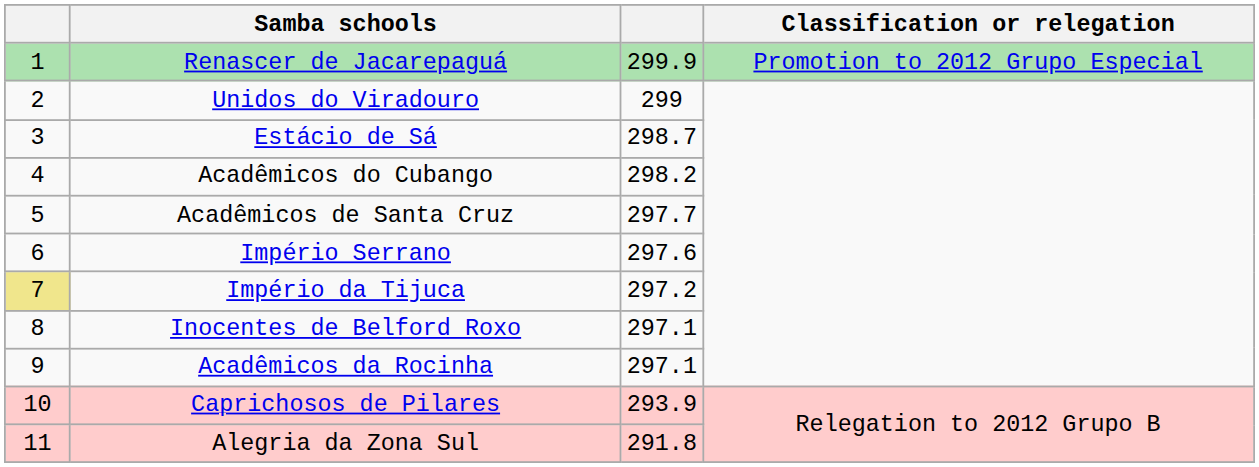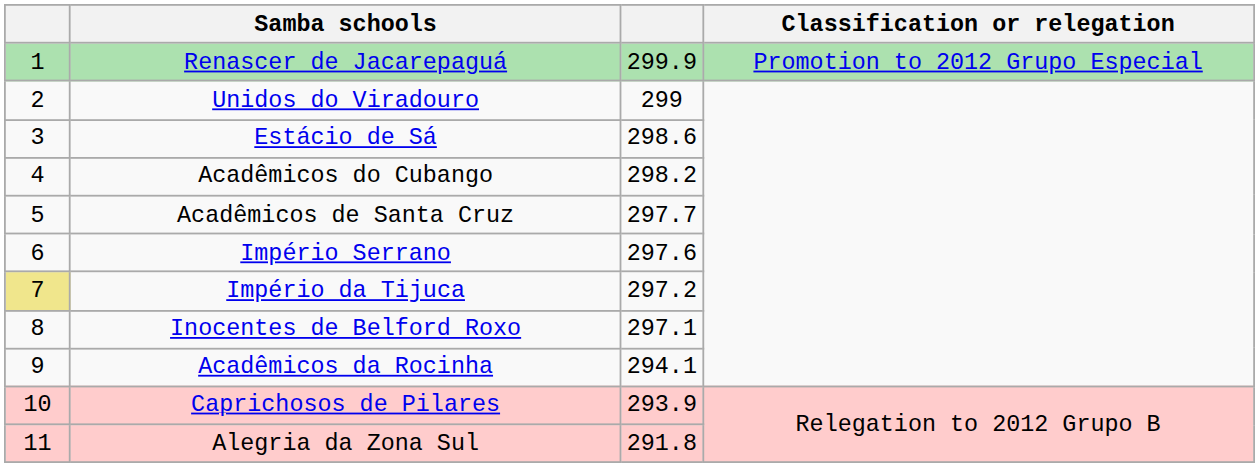(662, 138) 298.7 -> (662, 138) 298.6
(662, 367) 297.1 -> (662, 367) 294.1
